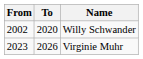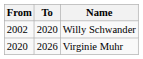(17, 46) 2023 -> (17, 46) 2020
